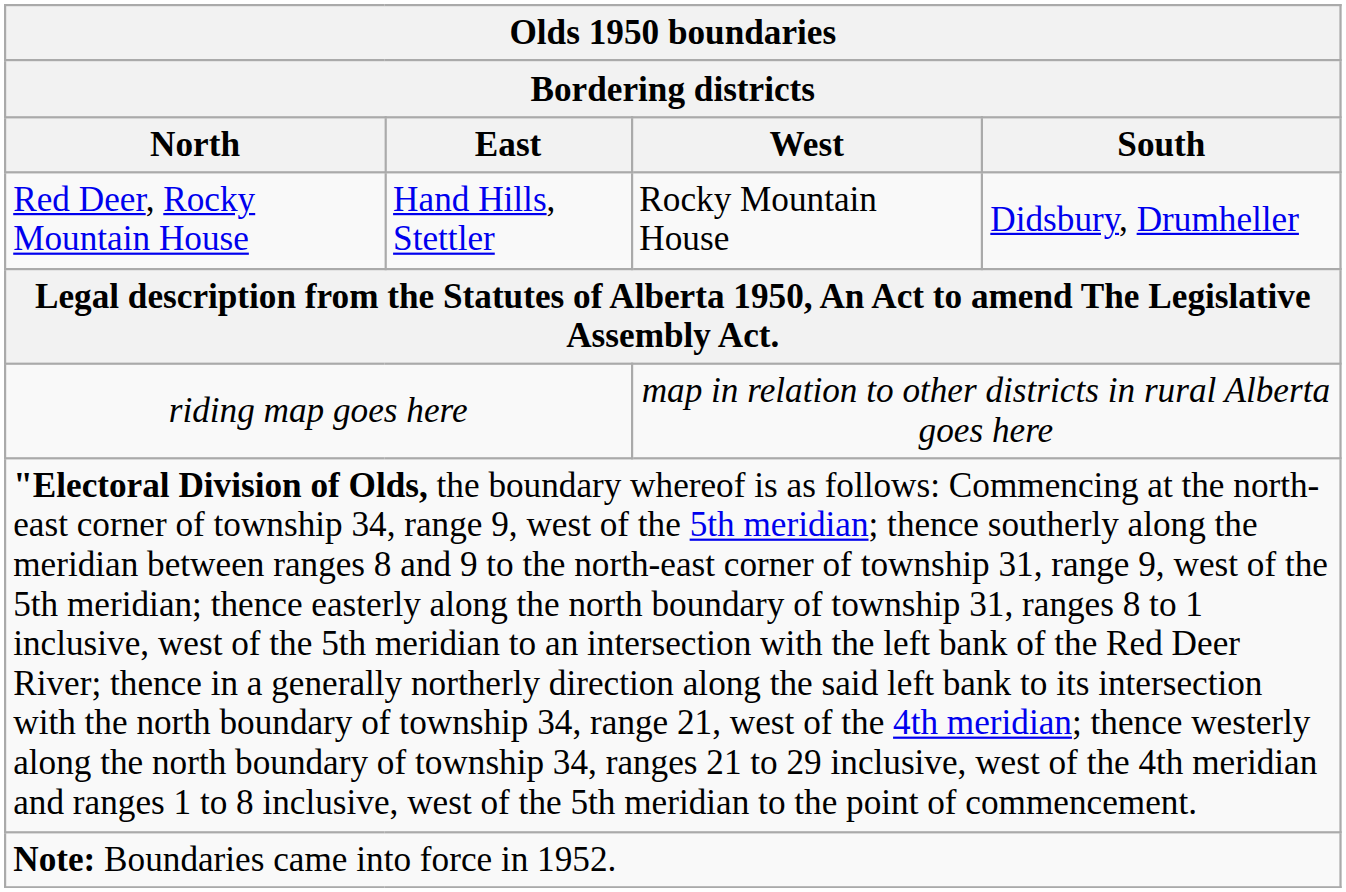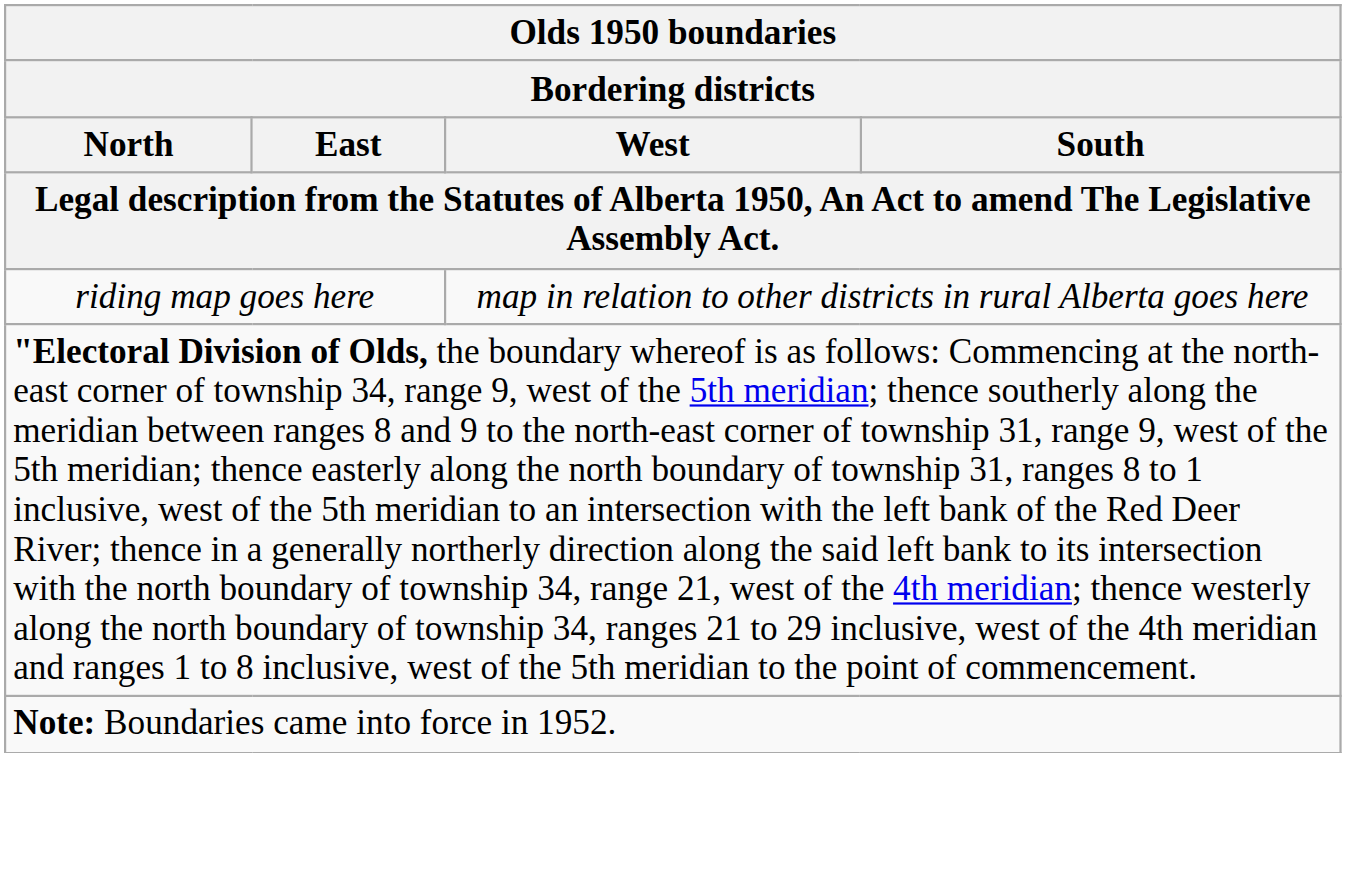- row: (134, 219)
